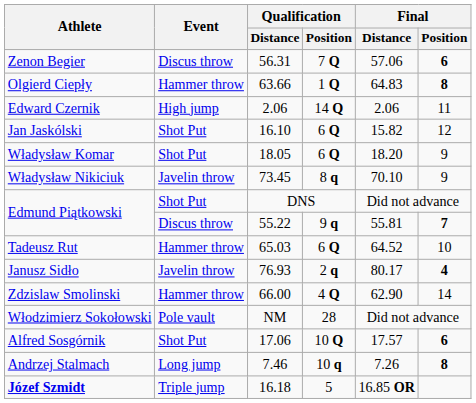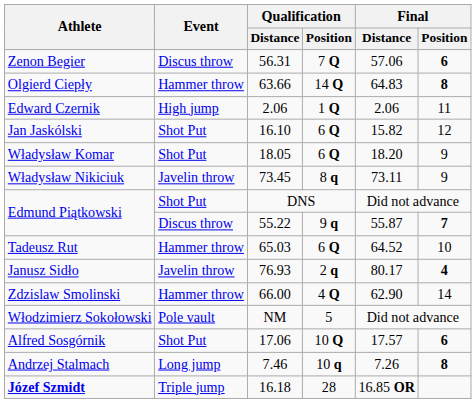(329, 85) 1 Q -> (329, 85) 14 Q
(329, 108) 14 Q -> (329, 108) 1 Q
(387, 178) 70.10 -> (387, 178) 73.11
(387, 224) 55.81 -> (387, 224) 55.87
(329, 317) 28 -> (329, 317) 5
(329, 387) 5 -> (329, 387) 28
